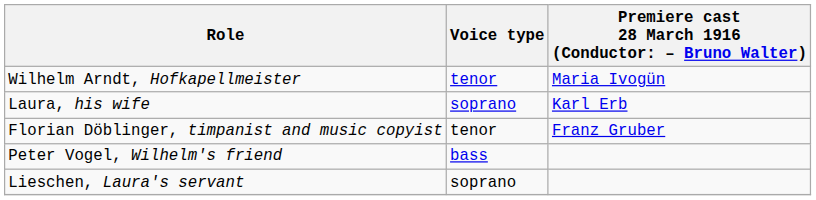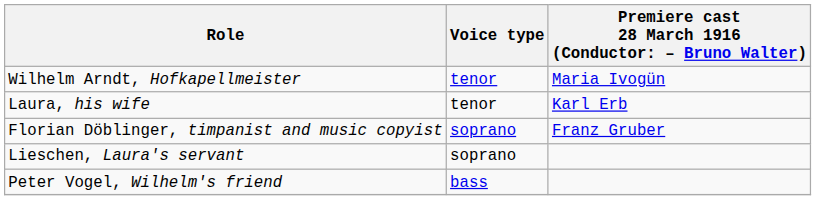(483, 105) soprano -> (474, 105) tenor
(474, 131) tenor -> (483, 131) soprano
rows swapped: (126, 182) <-> (145, 156)
